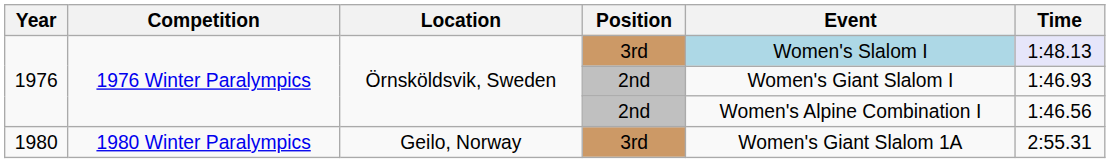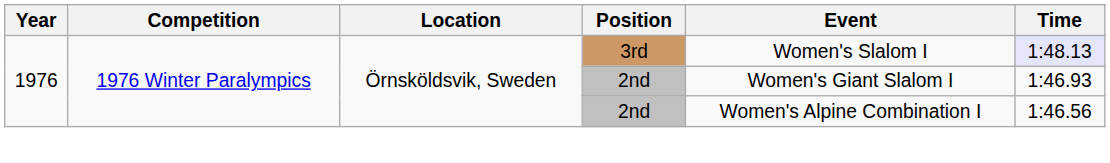(850, 51) lightblue background -> (850, 51) no background
- row: (36, 142)
